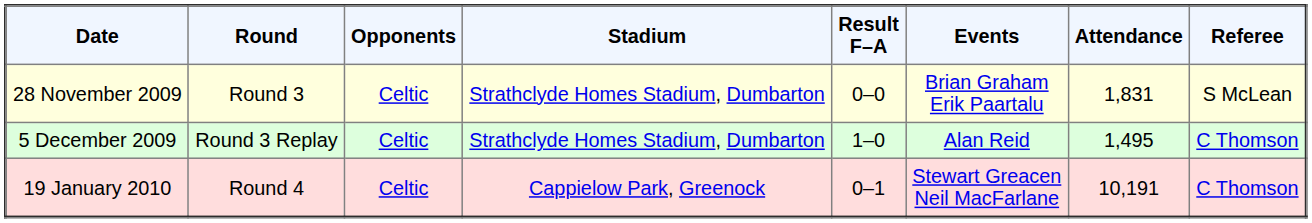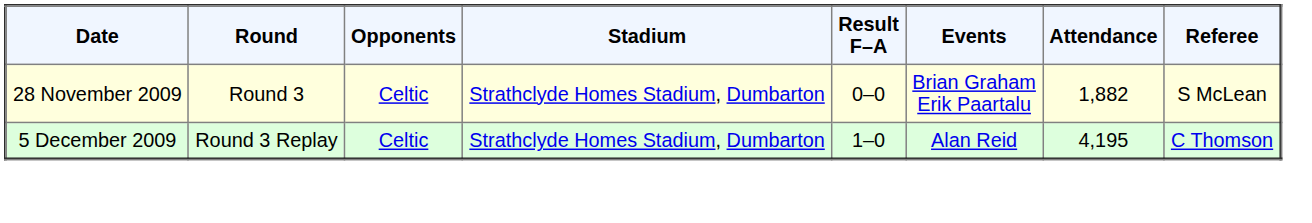(1129, 93) 1,831 -> (1103, 93) 1,882
(1129, 140) 1,495 -> (1103, 140) 4,195
- row: (97, 187)
